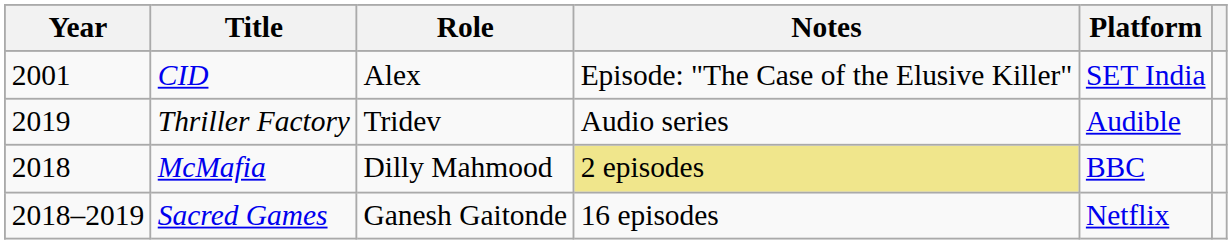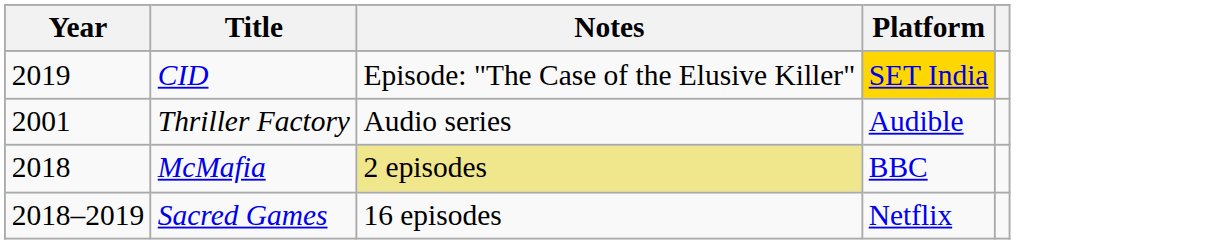- column: (465, 27)
(41, 74) 2001 -> (41, 74) 2019
(1146, 74) no background -> (929, 74) gold background
(41, 121) 2019 -> (41, 121) 2001
